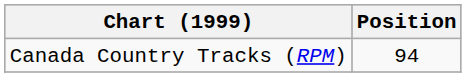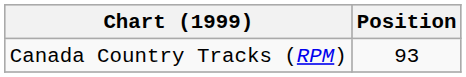(407, 56) 94 -> (407, 56) 93
